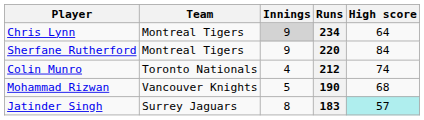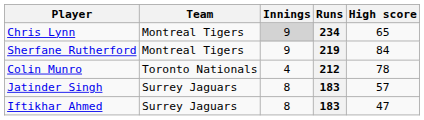(383, 32) 64 -> (383, 32) 65
(330, 51) 220 -> (330, 51) 219
(383, 69) 74 -> (383, 69) 78
- row: (58, 87)
(383, 106) paleturquoise background -> (383, 87) no background
+ row: (55, 106)
